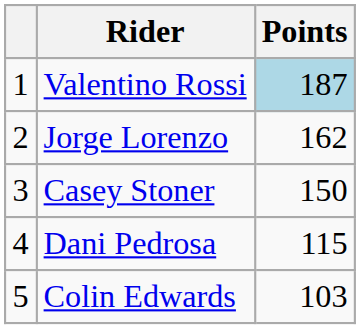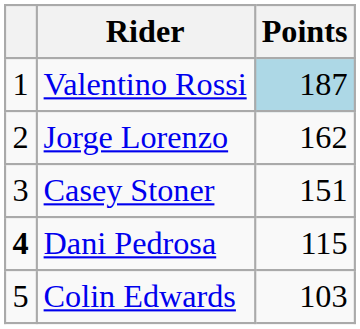(323, 190) 150 -> (323, 190) 151
(21, 243) normal -> (21, 243) bold
